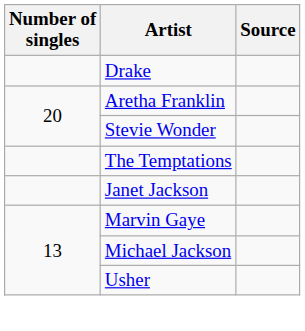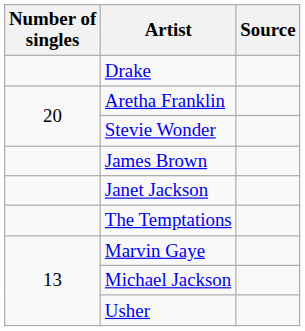+ row: (156, 160)
rows swapped: (157, 190) <-> (168, 160)
